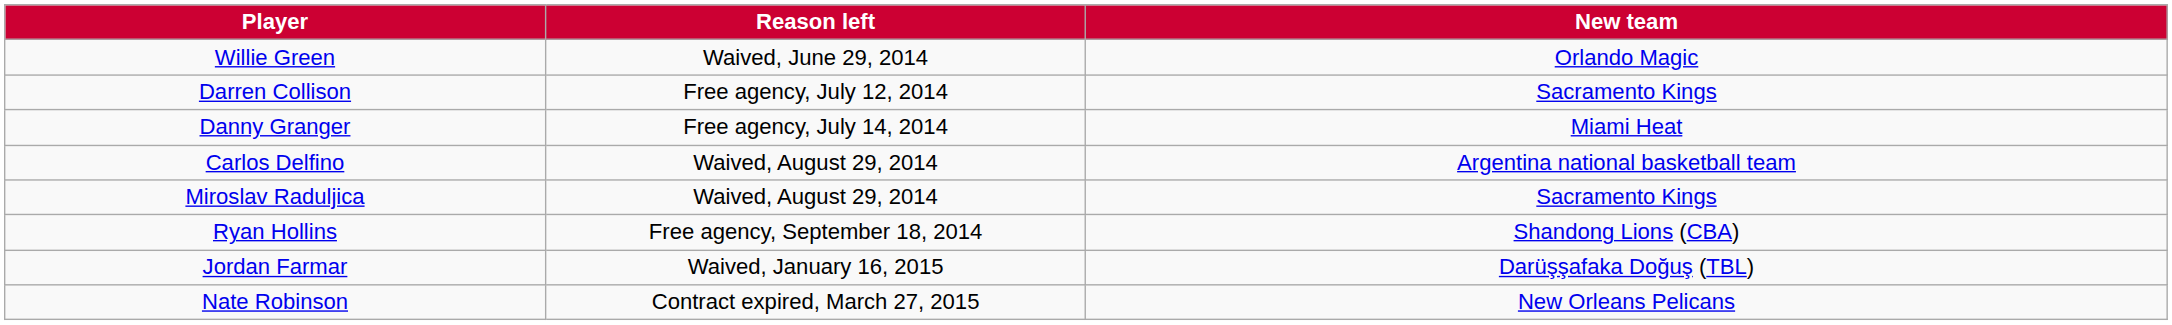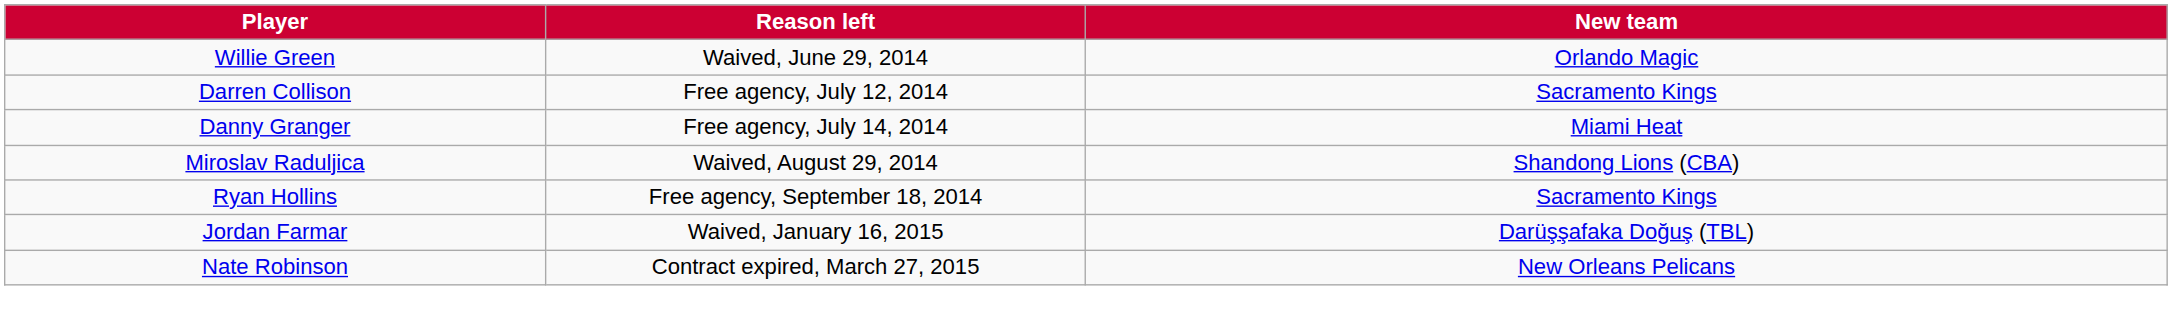- row: (275, 162)
(1627, 197) Sacramento Kings -> (1627, 162) Shandong Lions (CBA)
(1627, 232) Shandong Lions (CBA) -> (1627, 197) Sacramento Kings
